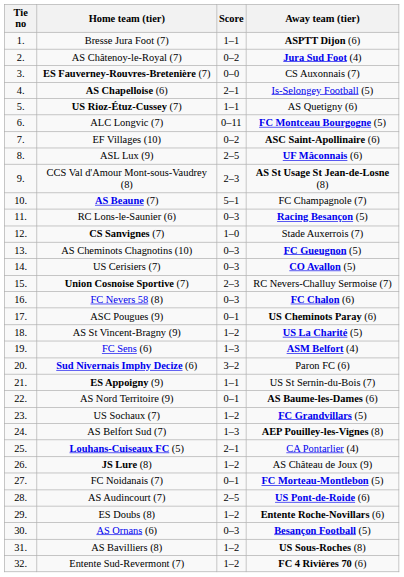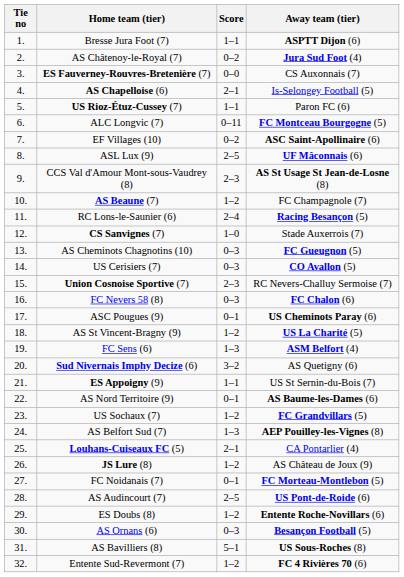(322, 106) AS Quetigny (6) -> (322, 106) Paron FC (6)
(231, 201) 5–1 -> (231, 201) 1–2
(231, 217) 0–3 -> (231, 217) 2–4
(322, 366) Paron FC (6) -> (322, 366) AS Quetigny (6)
(231, 547) 1–2 -> (231, 547) 5–1
